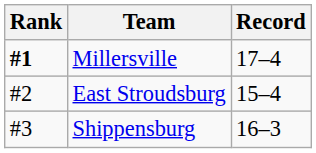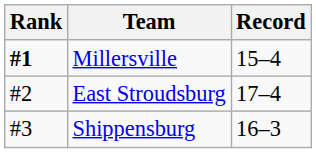(258, 57) 17–4 -> (258, 57) 15–4
(258, 93) 15–4 -> (258, 93) 17–4
